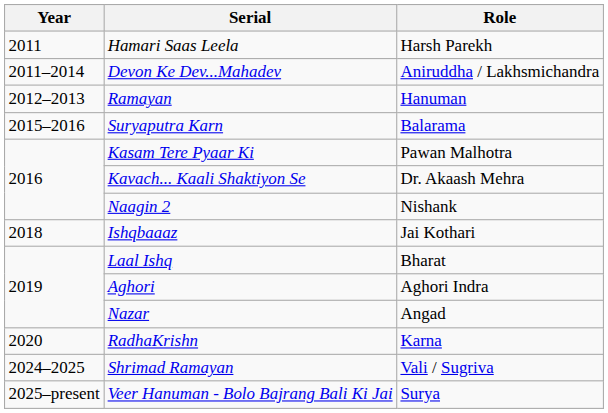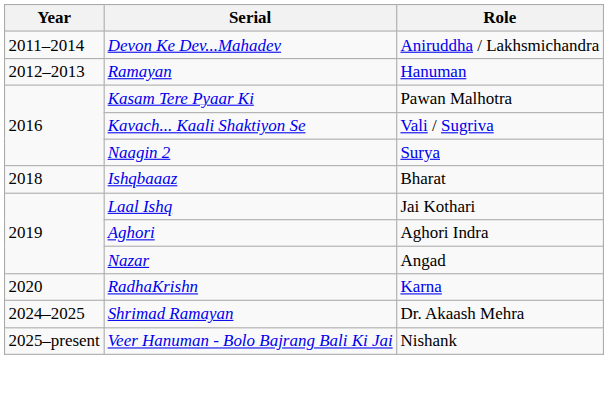- row: (173, 44)
- row: (165, 125)
(462, 179) Dr. Akaash Mehra -> (447, 125) Vali / Sugriva
(429, 206) Nishank -> (420, 152) Surya
(438, 233) Jai Kothari -> (423, 179) Bharat
(423, 260) Bharat -> (438, 206) Jai Kothari
(447, 367) Vali / Sugriva -> (462, 313) Dr. Akaash Mehra
(420, 394) Surya -> (429, 340) Nishank
